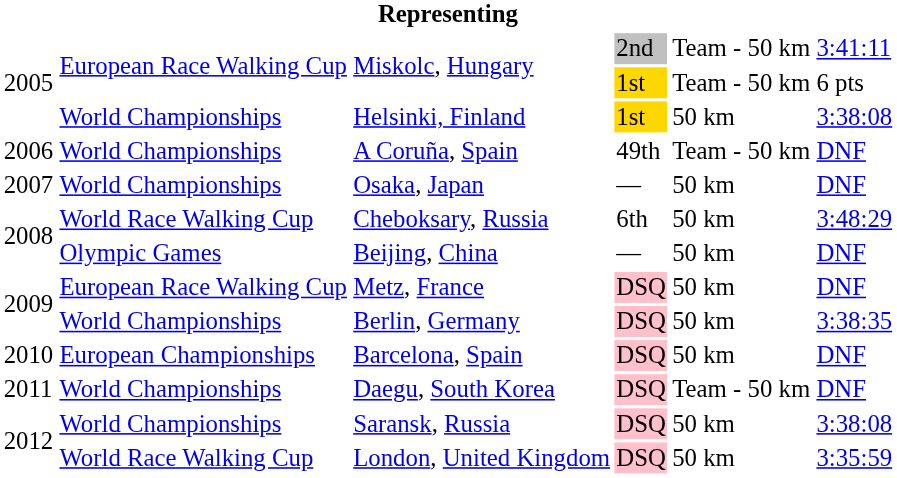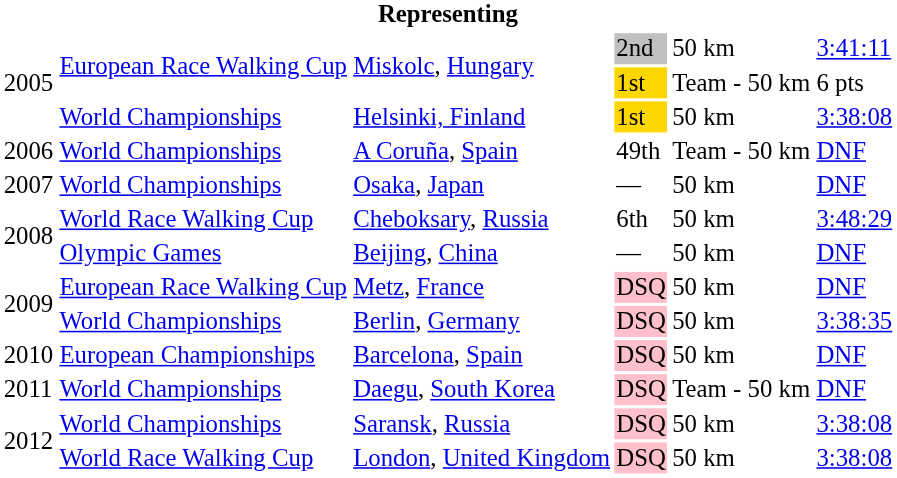(741, 48) Team - 50 km -> (703, 48) 50 km
(854, 457) 3:35:59 -> (854, 457) 3:38:08
